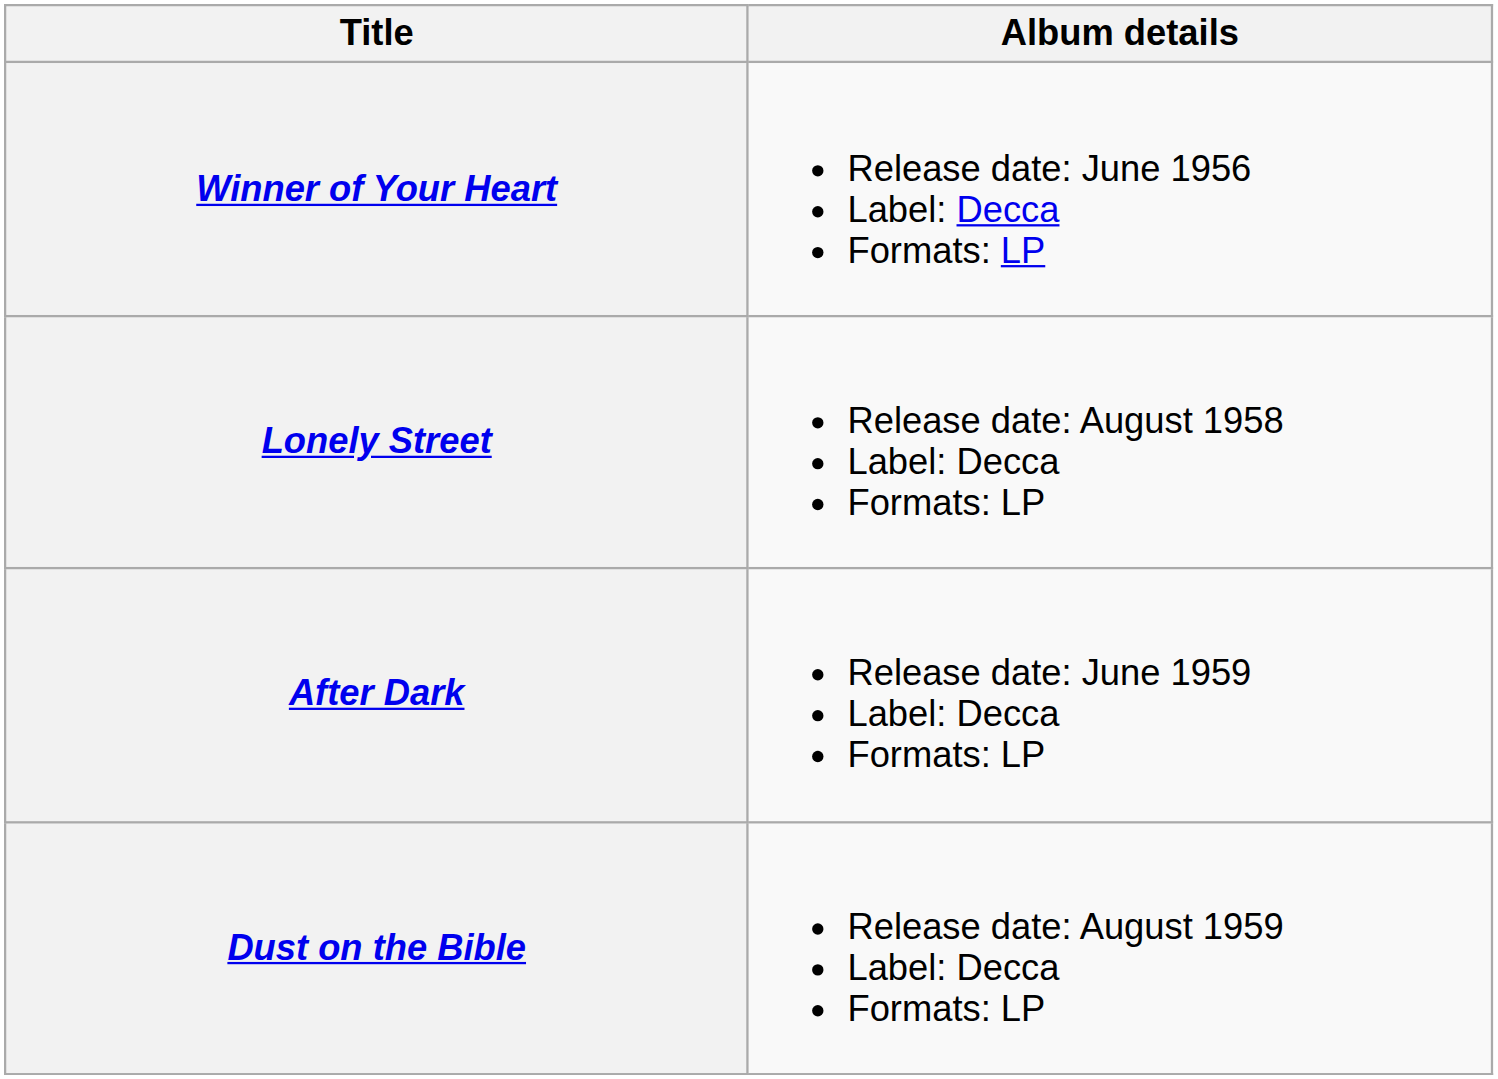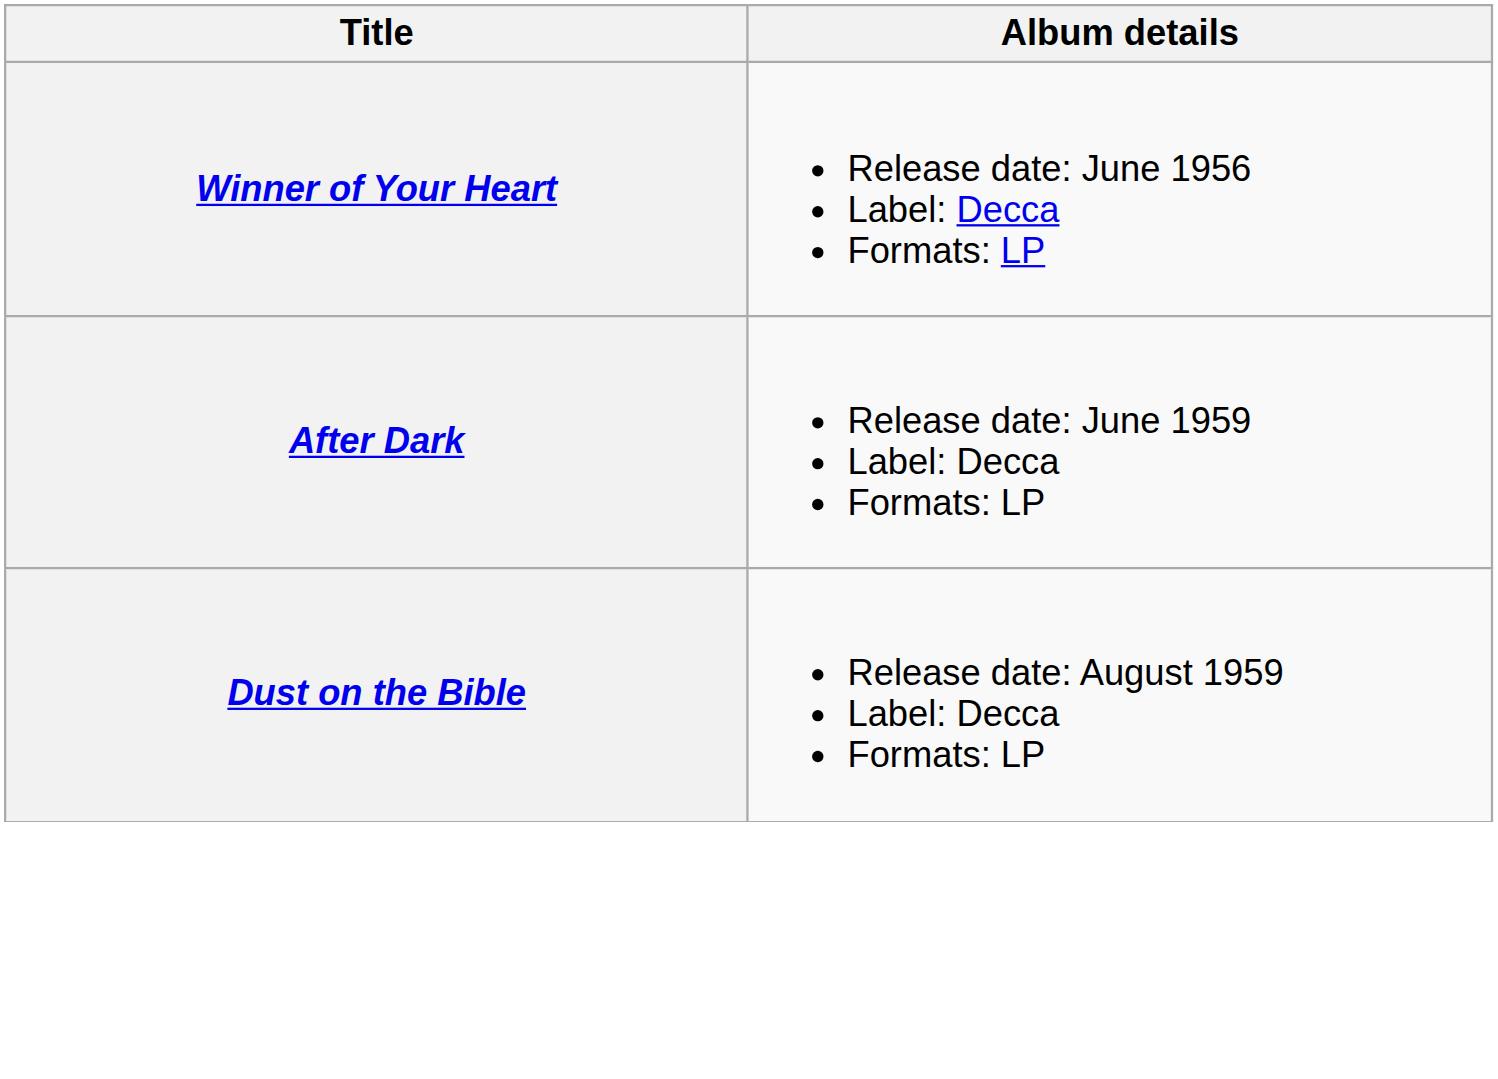- row: (377, 441)
